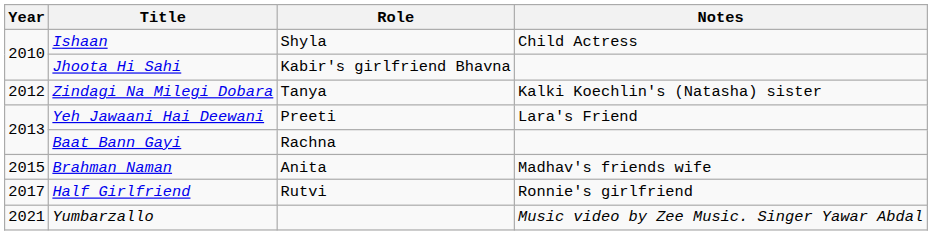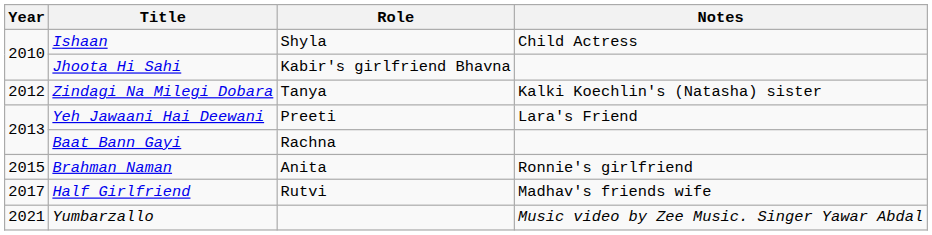(615, 167) Madhav's friends wife -> (606, 167) Ronnie's girlfriend
(606, 192) Ronnie's girlfriend -> (615, 192) Madhav's friends wife
